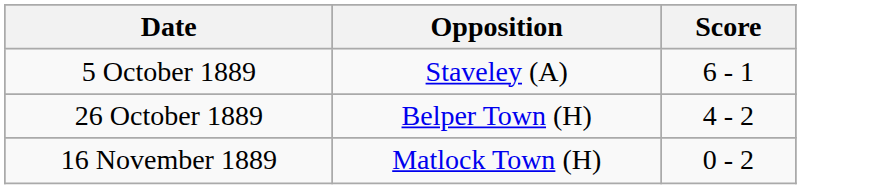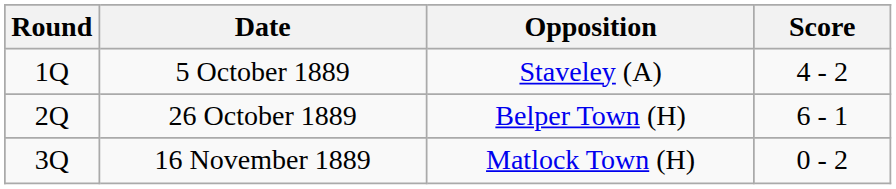+ column: (52, 26)
(728, 71) 6 - 1 -> (822, 71) 4 - 2
(728, 115) 4 - 2 -> (822, 115) 6 - 1
